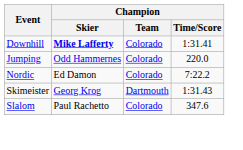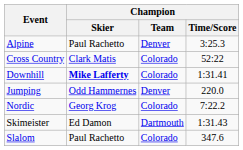+ row: (20, 43)
+ row: (35, 59)
(144, 59) Colorado -> (155, 91) Denver
(75, 75) Ed Damon -> (93, 106) Georg Krog
(77, 91) Georg Krog -> (90, 122) Ed Damon
